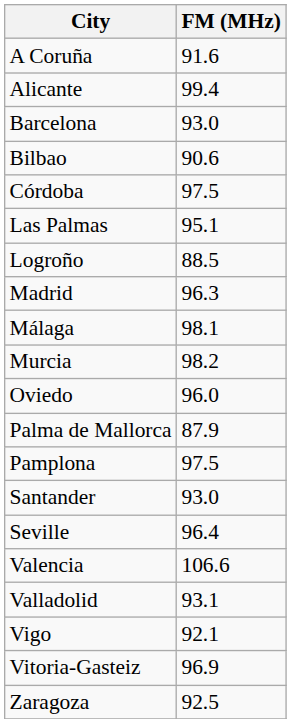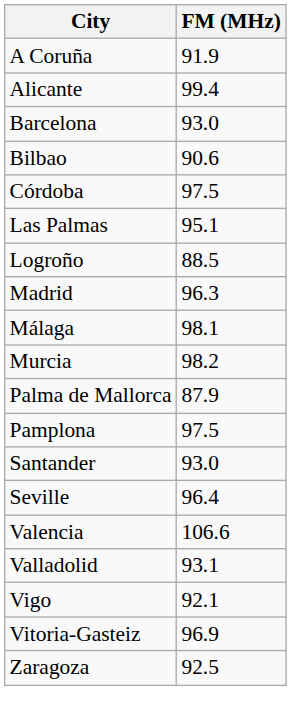(200, 55) 91.6 -> (200, 55) 91.9
- row: (41, 395)
